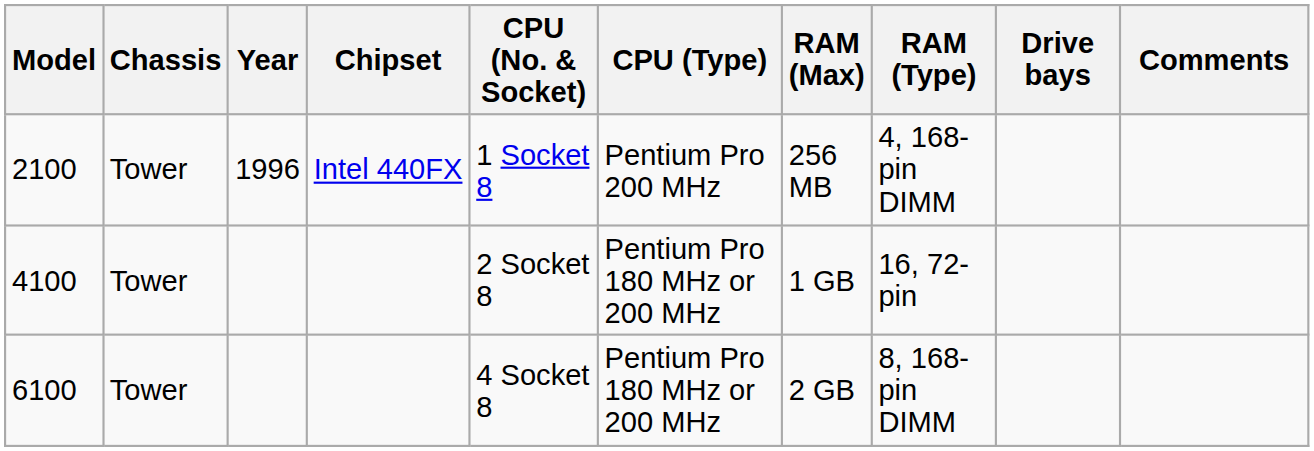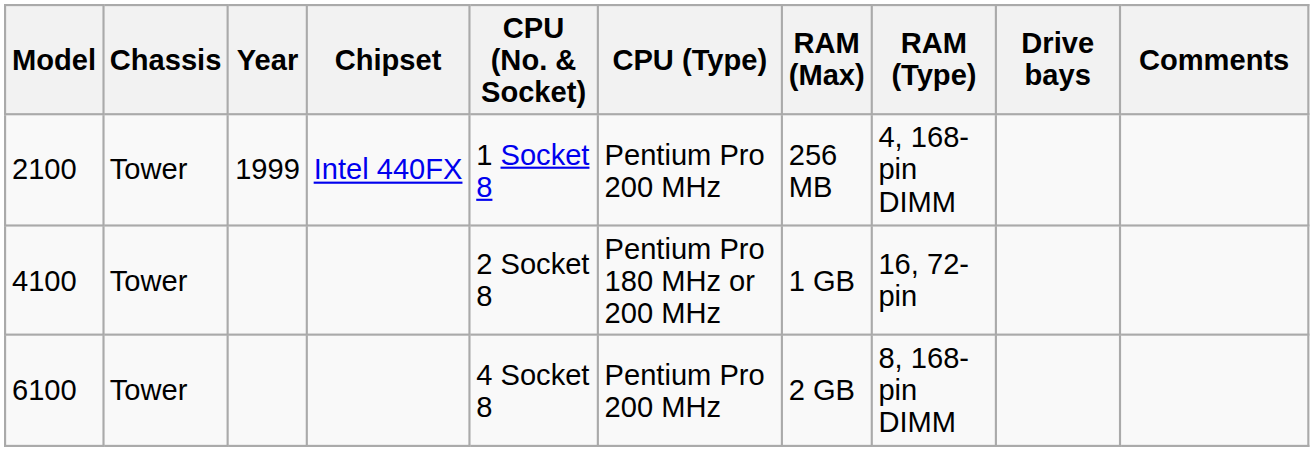(268, 170) 1996 -> (268, 170) 1999
(685, 390) Pentium Pro 180 MHz or 200 MHz -> (685, 390) Pentium Pro 200 MHz
